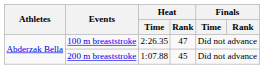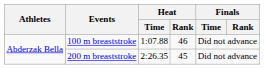(154, 42) 2:26.35 -> (154, 42) 1:07.88
(183, 42) 47 -> (183, 42) 46
(154, 57) 1:07.88 -> (154, 57) 2:26.35
